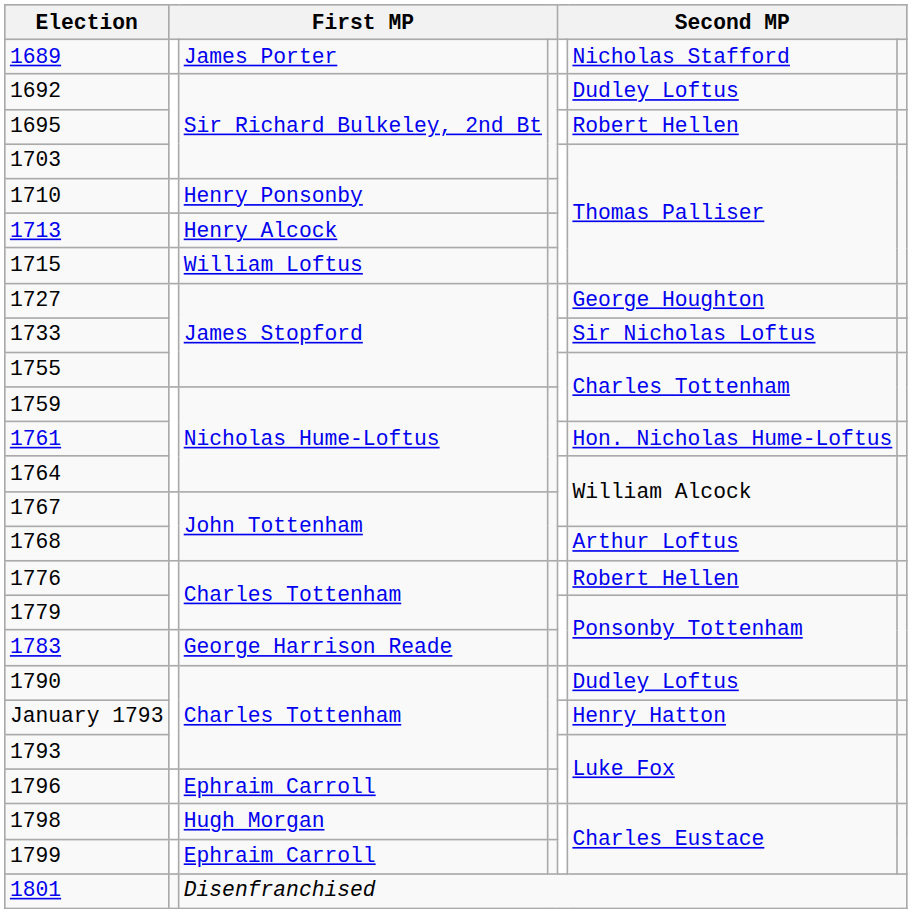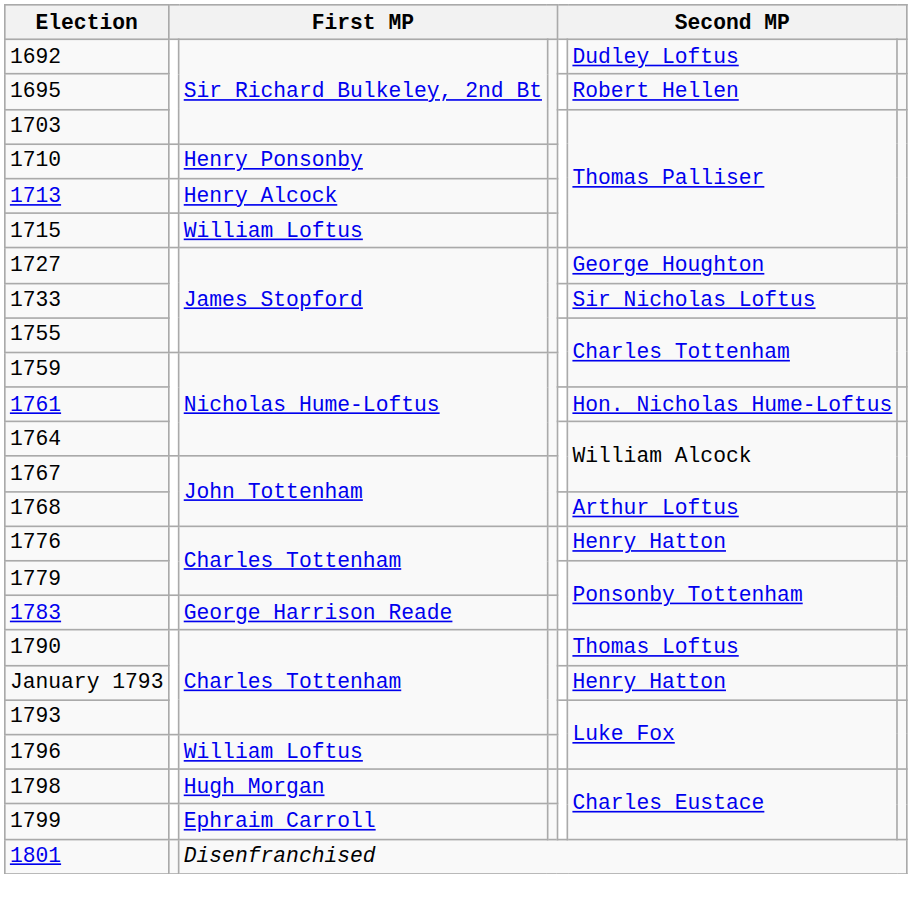- row: (35, 57)
(656, 578) Robert Hellen -> (649, 543) Henry Hatton
(656, 682) Dudley Loftus -> (656, 648) Thomas Loftus
(280, 787) Ephraim Carroll -> (273, 752) William Loftus
